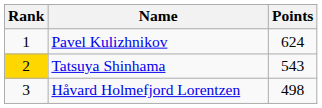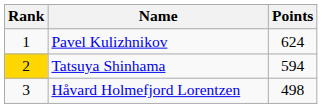(293, 66) 543 -> (293, 66) 594
